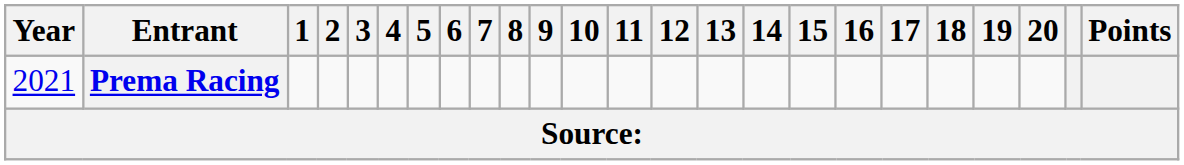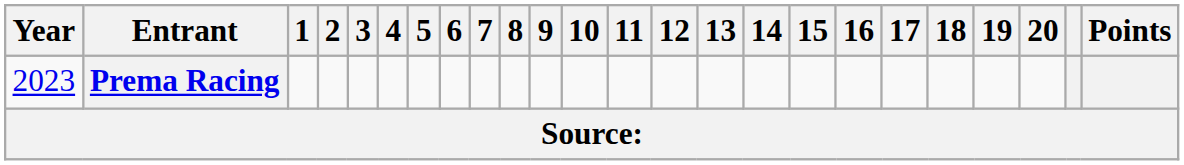(44, 81) 2021 -> (44, 81) 2023
